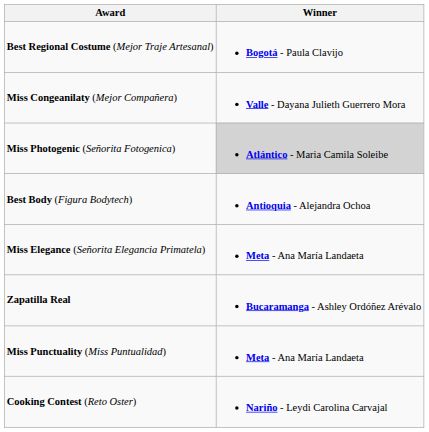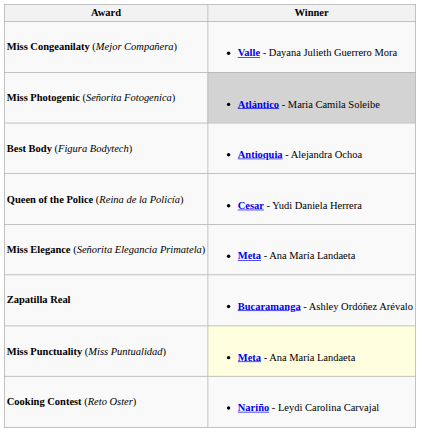- row: (110, 47)
+ row: (95, 199)
(320, 357) no background -> (312, 357) lightyellow background
